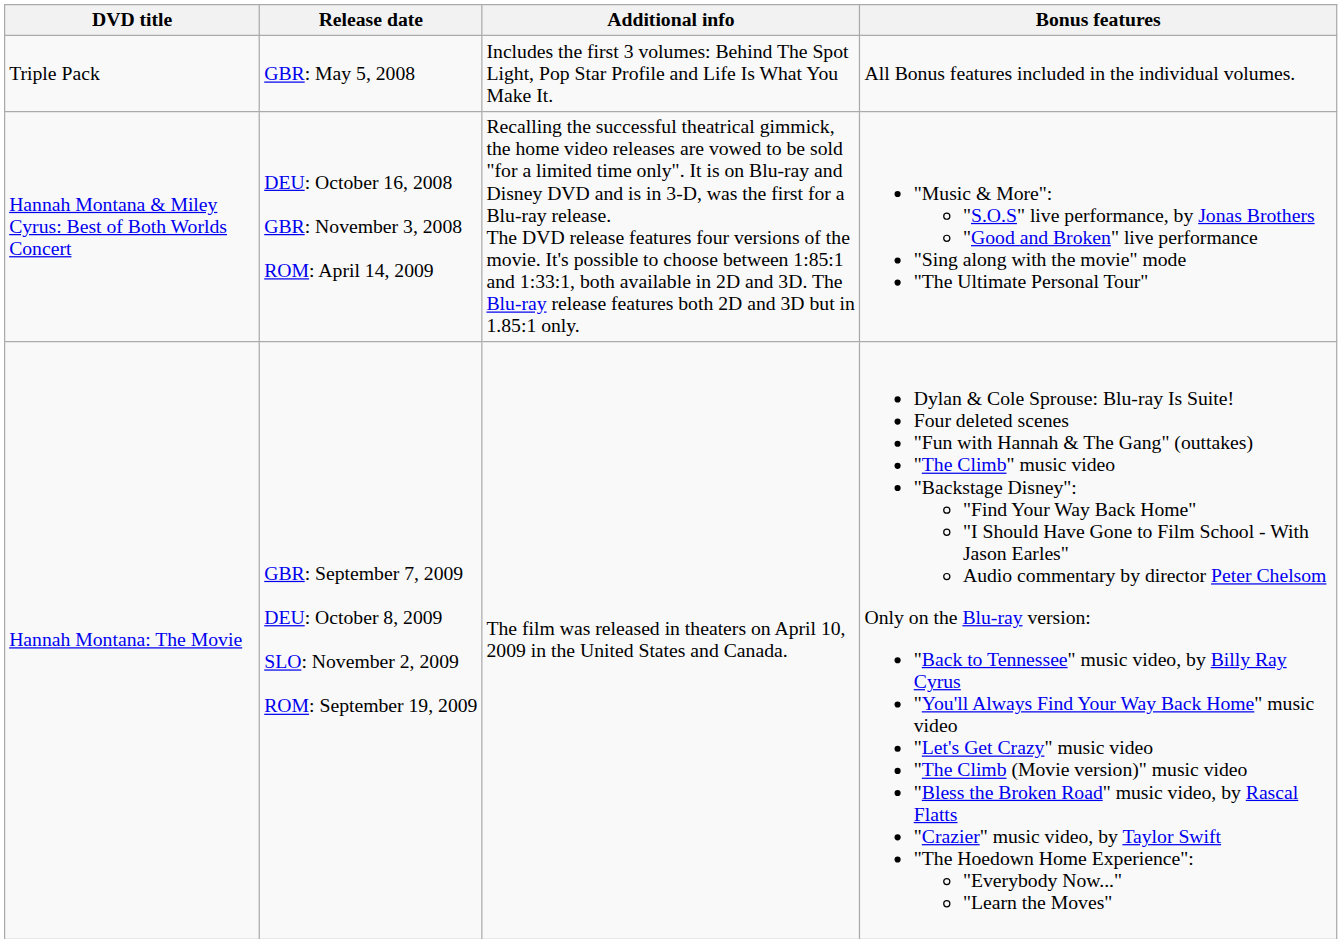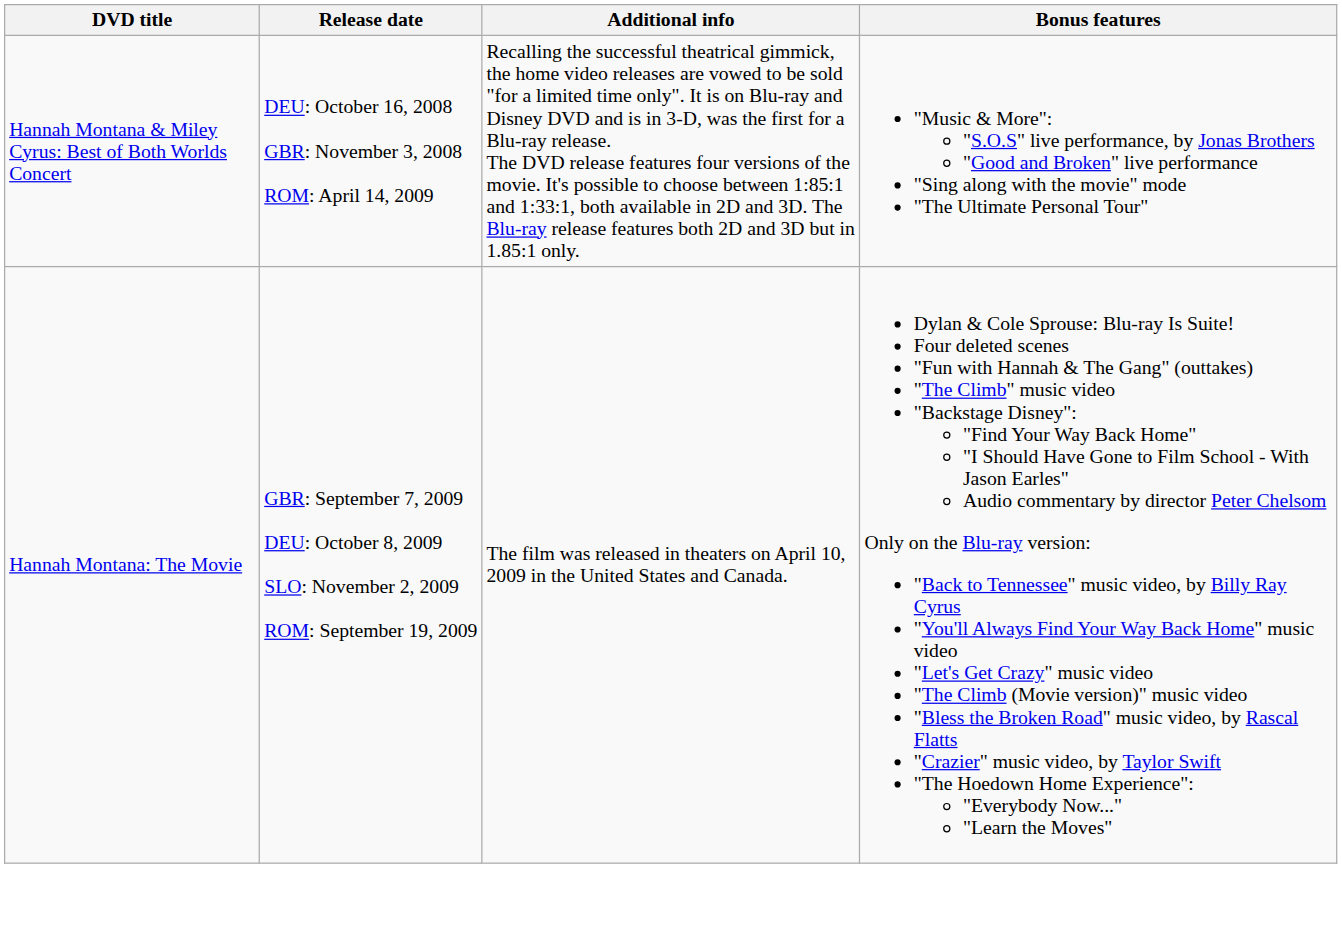- row: (54, 73)
